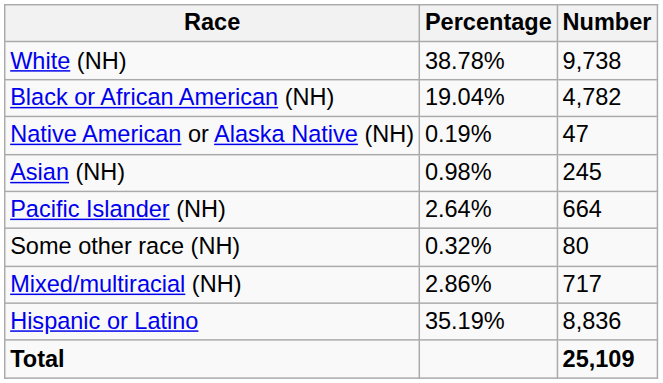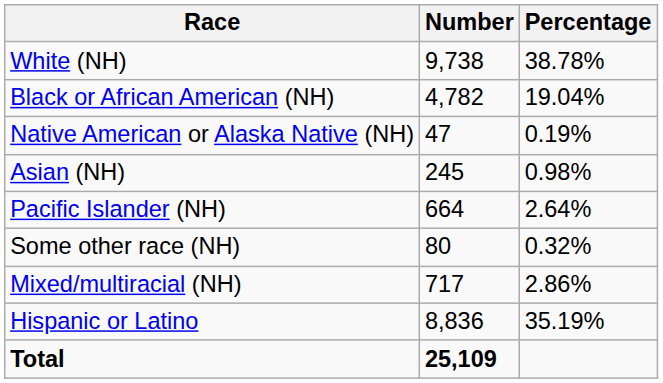columns swapped: (607, 23) <-> (488, 23)
